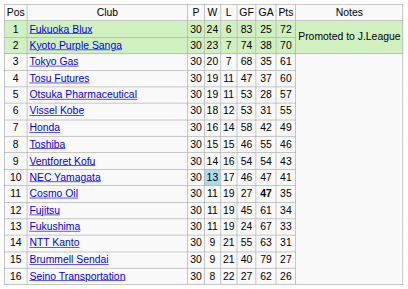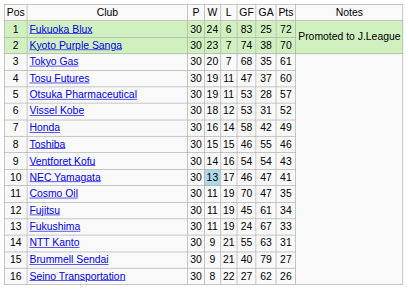(286, 111) 55 -> (286, 111) 52
(247, 194) 27 -> (247, 194) 70
(266, 194) bold -> (266, 194) normal
